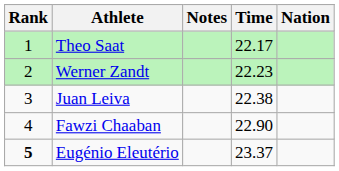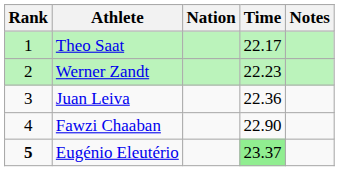columns swapped: (305, 17) <-> (207, 17)
(254, 98) 22.38 -> (263, 98) 22.36
(254, 152) no background -> (263, 152) lightgreen background
